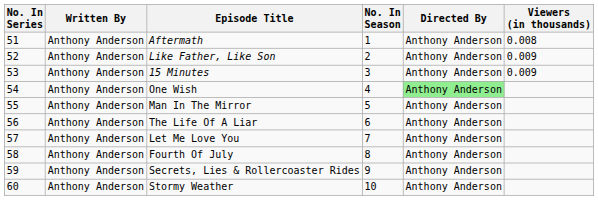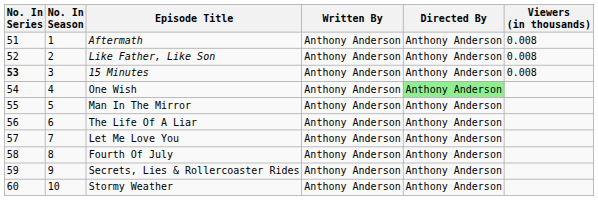columns swapped: (383, 18) <-> (96, 18)
(522, 57) 0.009 -> (522, 57) 0.008
(13, 73) normal -> (13, 73) bold
(522, 73) 0.009 -> (522, 73) 0.008
